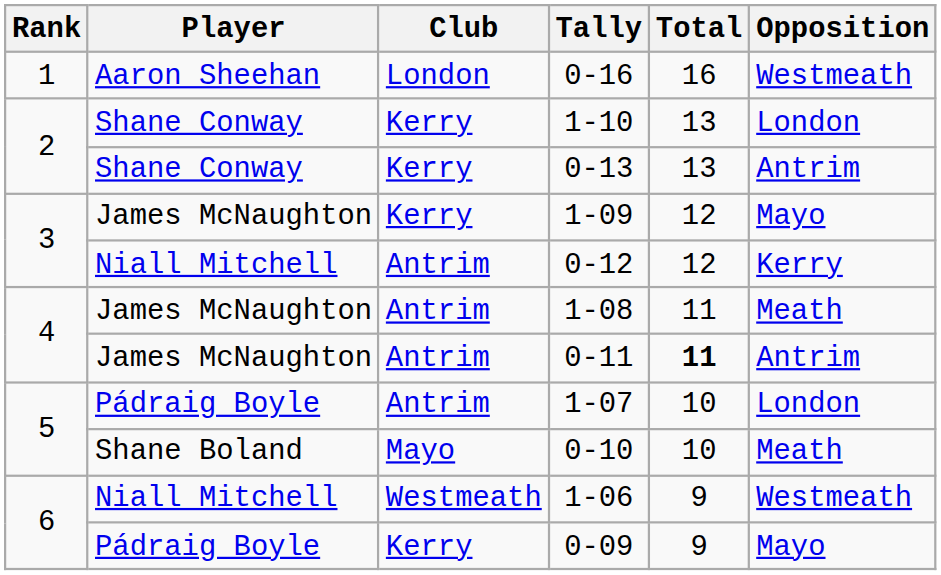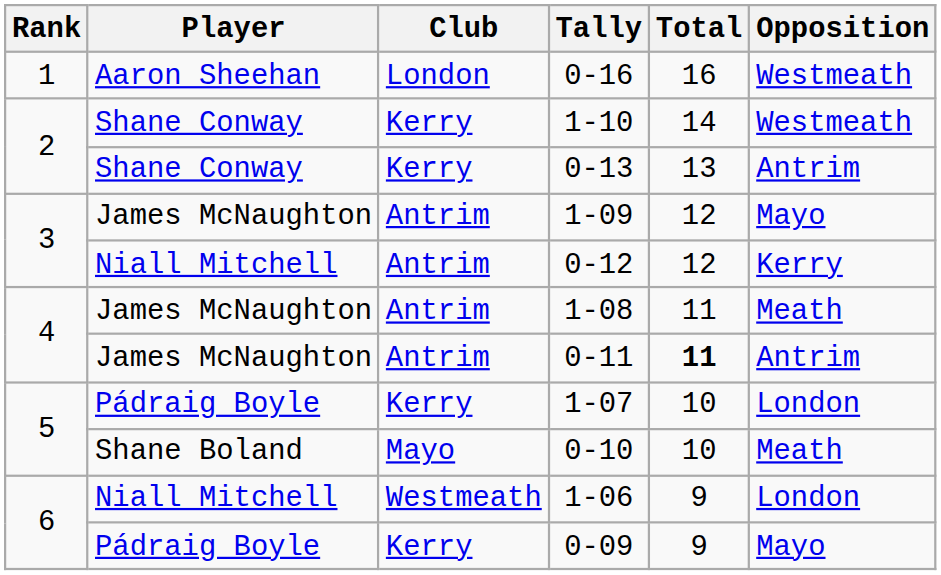(699, 123) 13 -> (699, 123) 14
(808, 123) London -> (834, 123) Westmeath
(429, 217) Kerry -> (438, 217) Antrim
(438, 405) Antrim -> (429, 405) Kerry
(834, 499) Westmeath -> (808, 499) London
